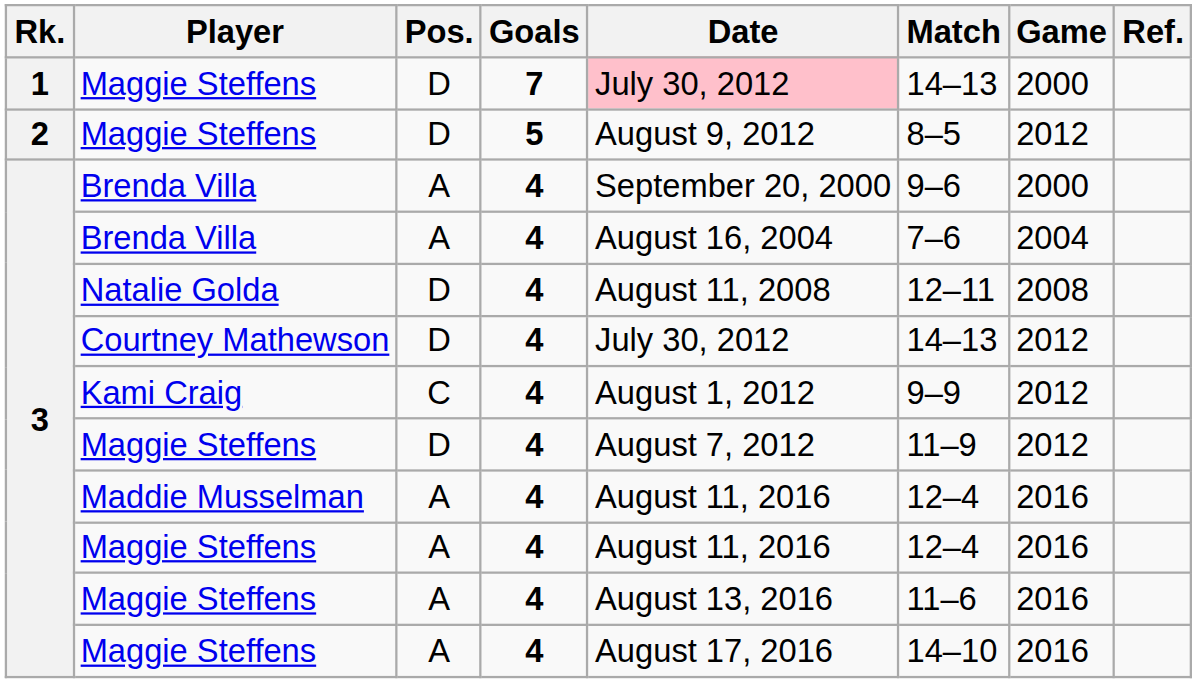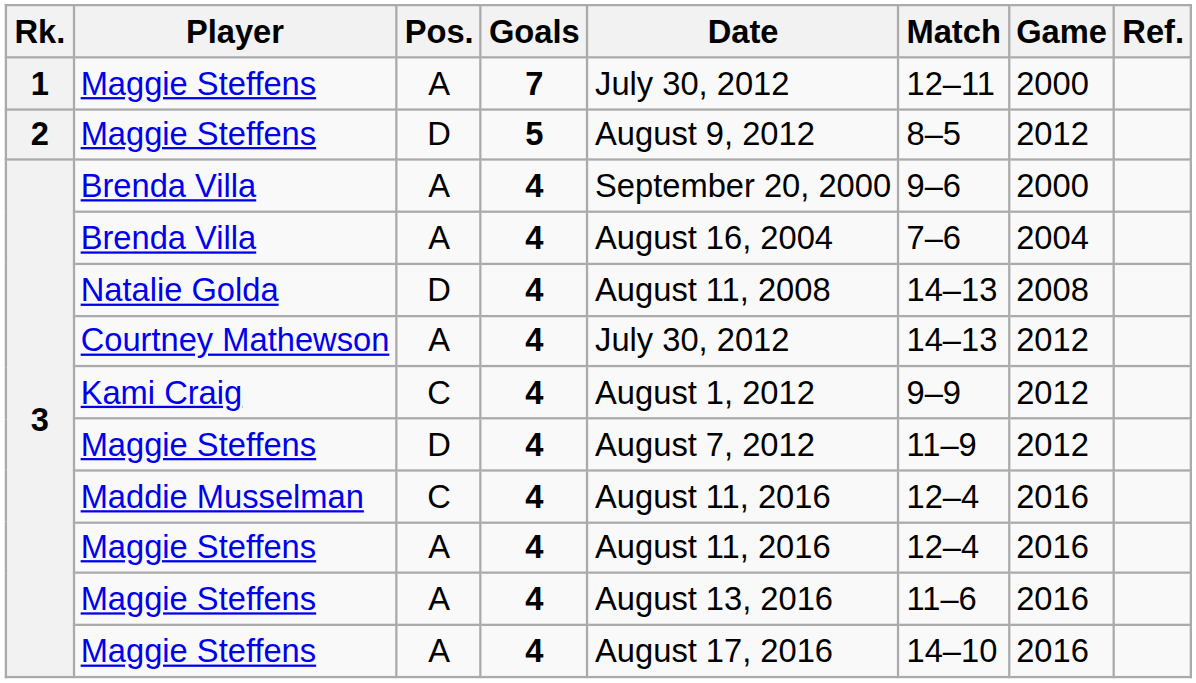(439, 83) D -> (439, 83) A
(692, 83) pink background -> (692, 83) no background
(952, 83) 14–13 -> (951, 83) 12–11
(951, 290) 12–11 -> (952, 290) 14–13
(439, 341) D -> (439, 341) A
(439, 496) A -> (439, 496) C
